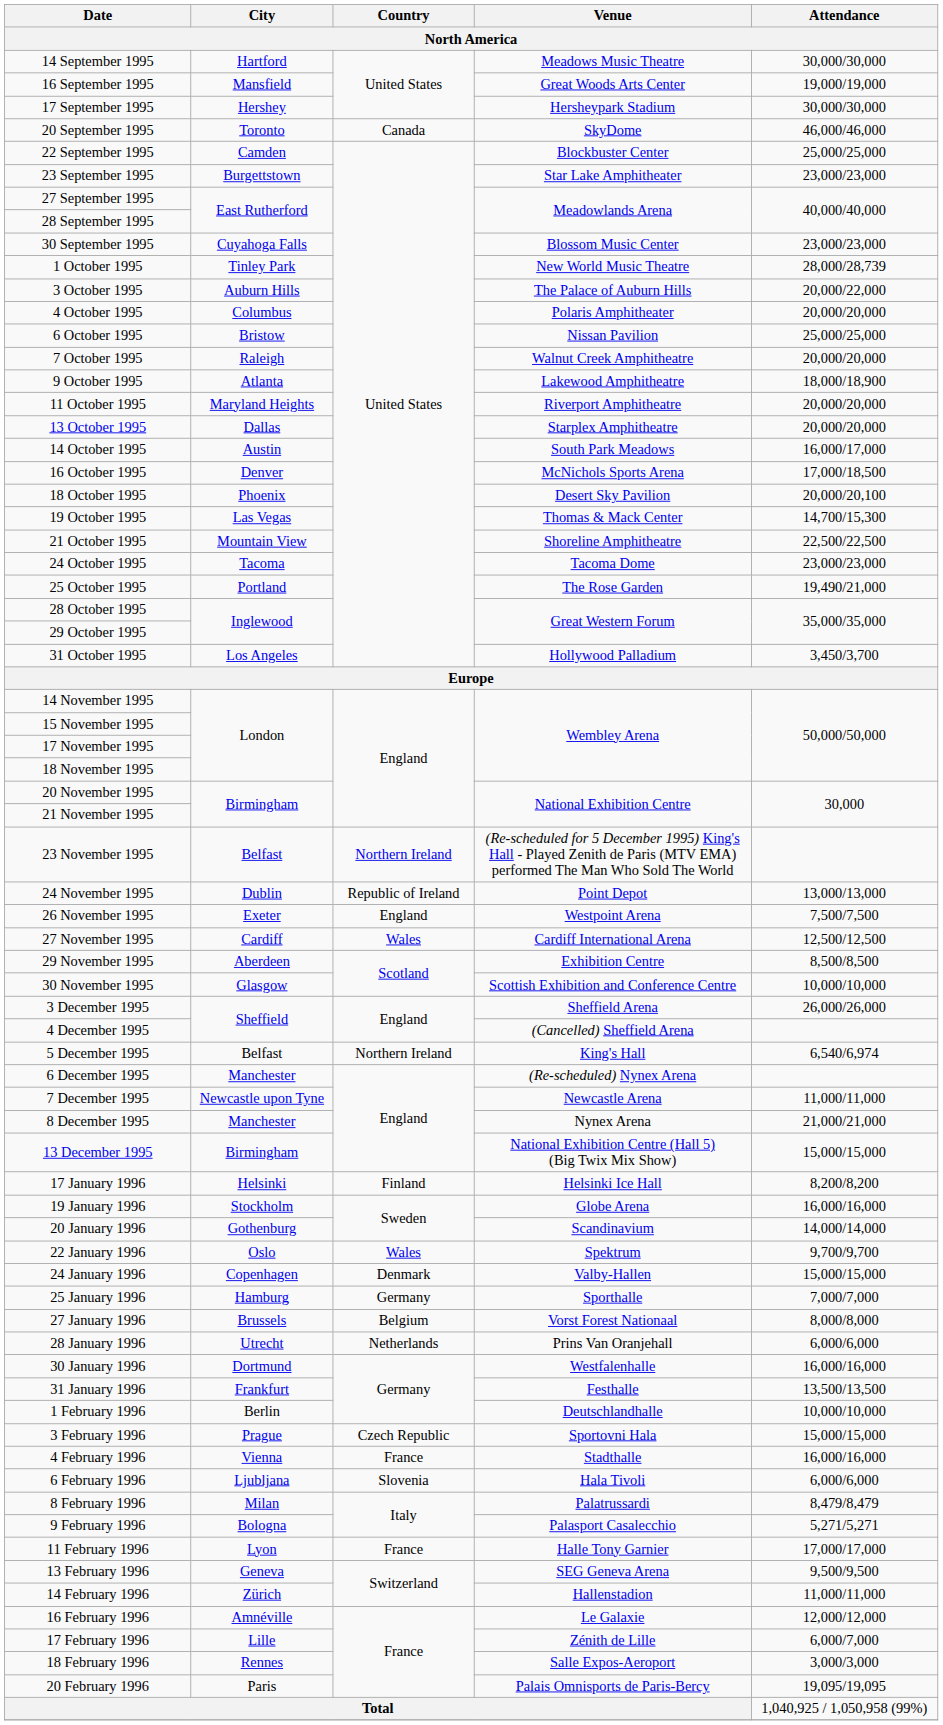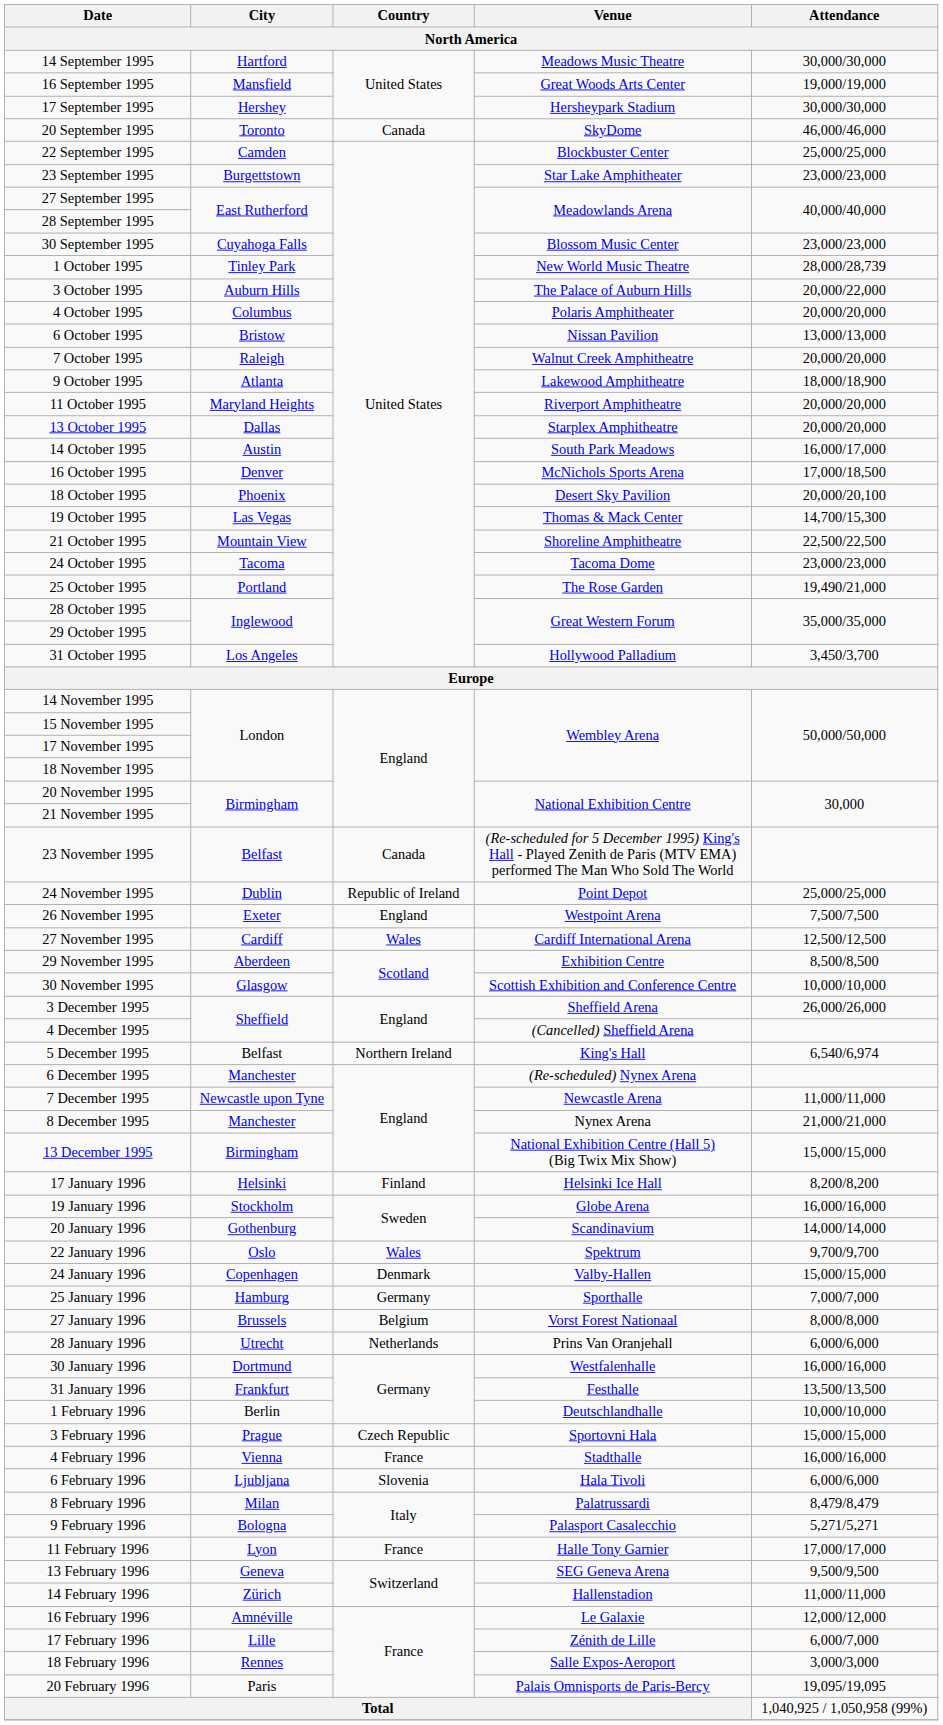(844, 335) 25,000/25,000 -> (844, 335) 13,000/13,000
(404, 854) Northern Ireland -> (404, 854) Canada
(844, 893) 13,000/13,000 -> (844, 893) 25,000/25,000
